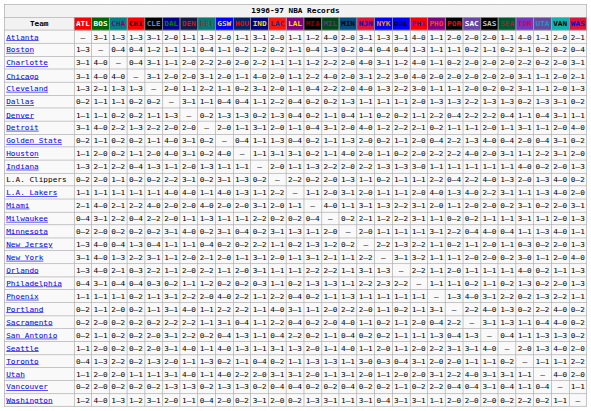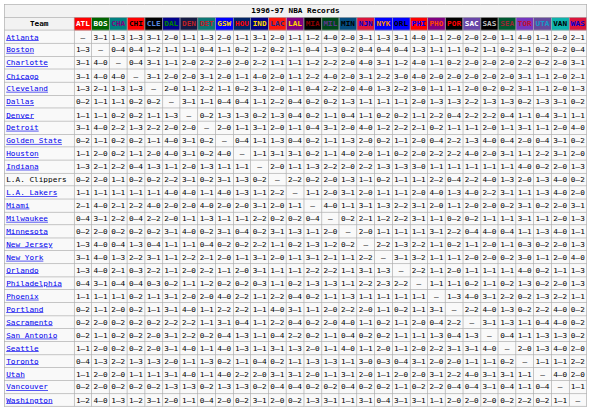(189, 257) 2–0 -> (189, 257) 2–2
(189, 296) 2–2 -> (189, 296) 2–0
(136, 361) 0–2 -> (136, 361) 1–3
